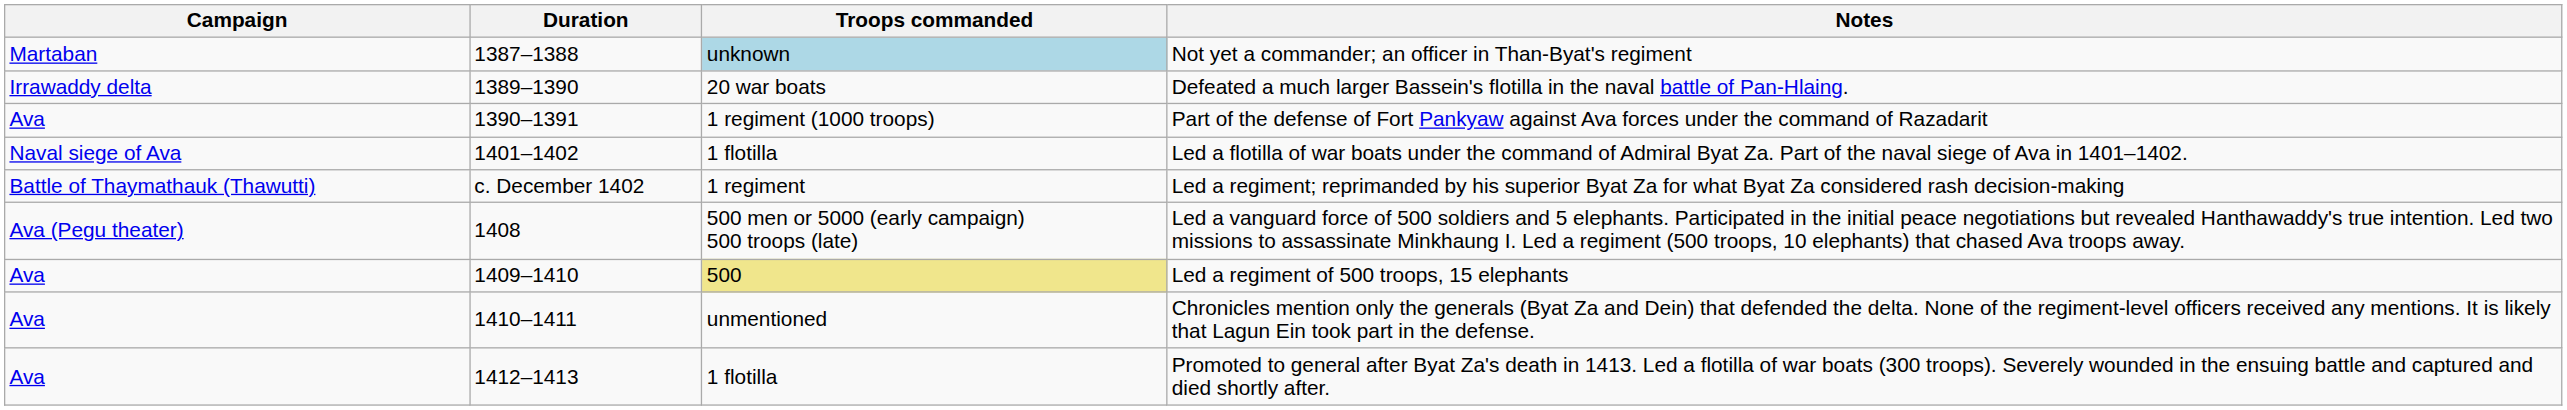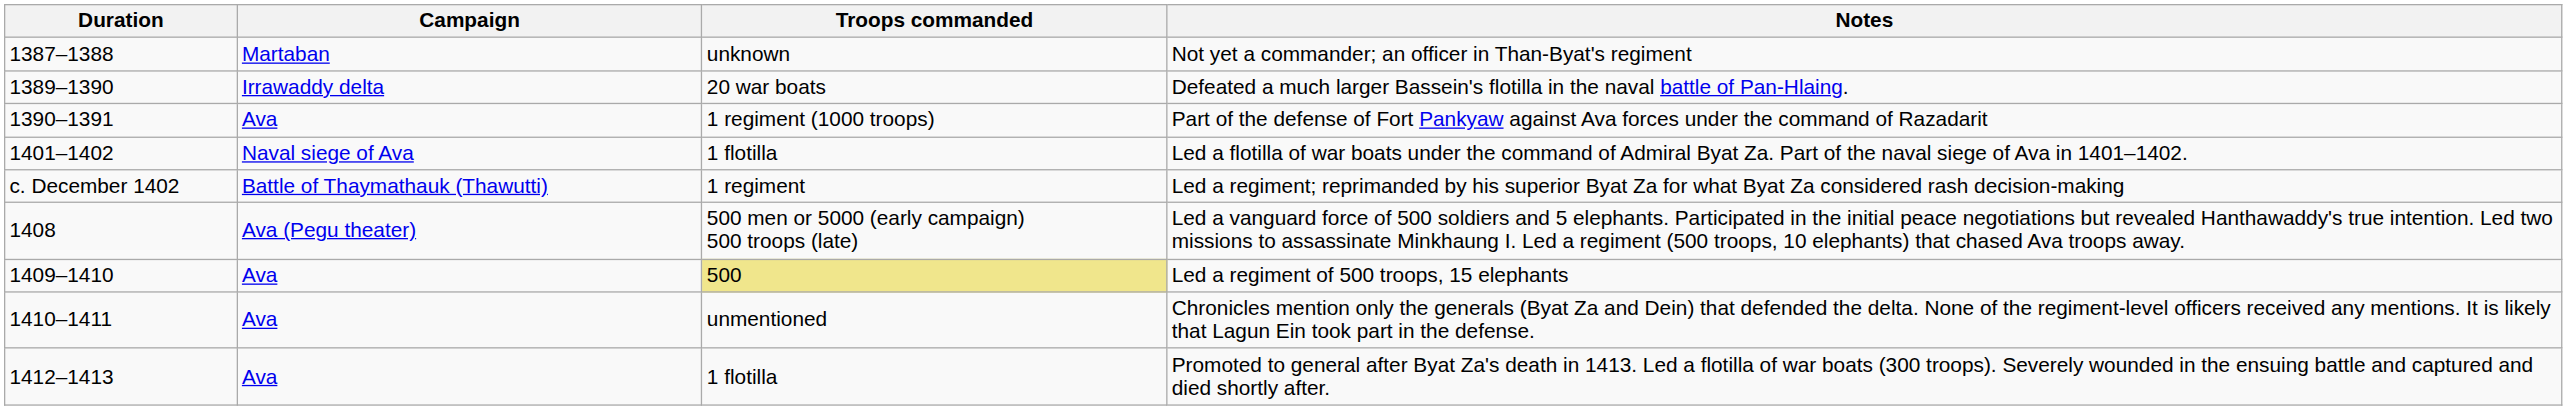columns swapped: (237, 20) <-> (586, 20)
(748, 53) lightblue background -> (748, 53) no background
